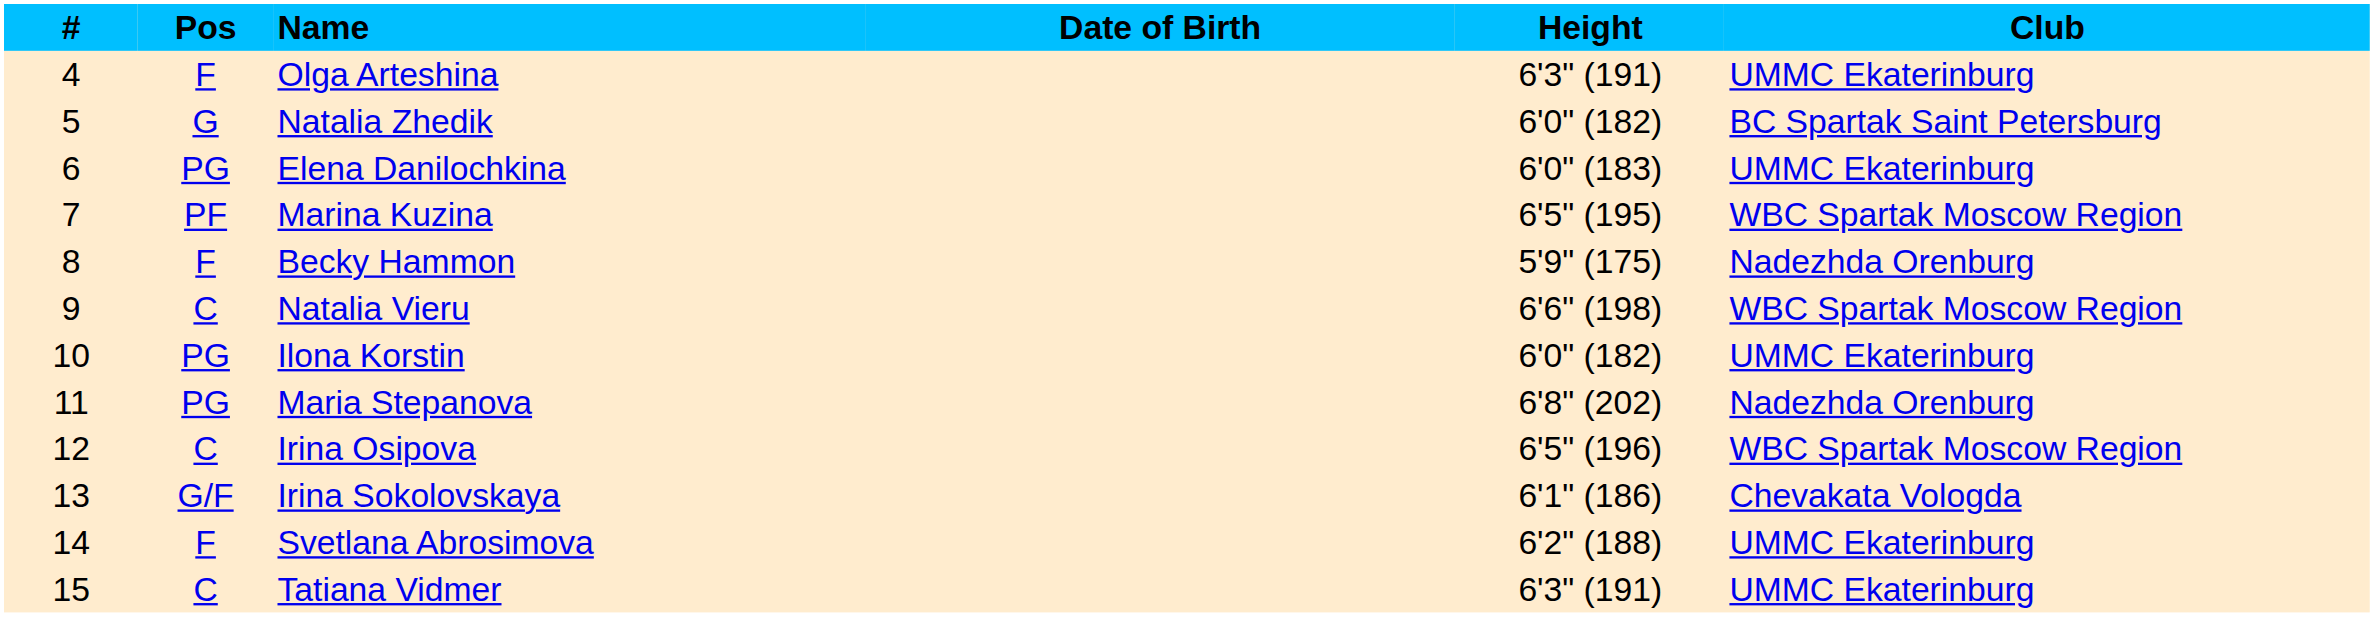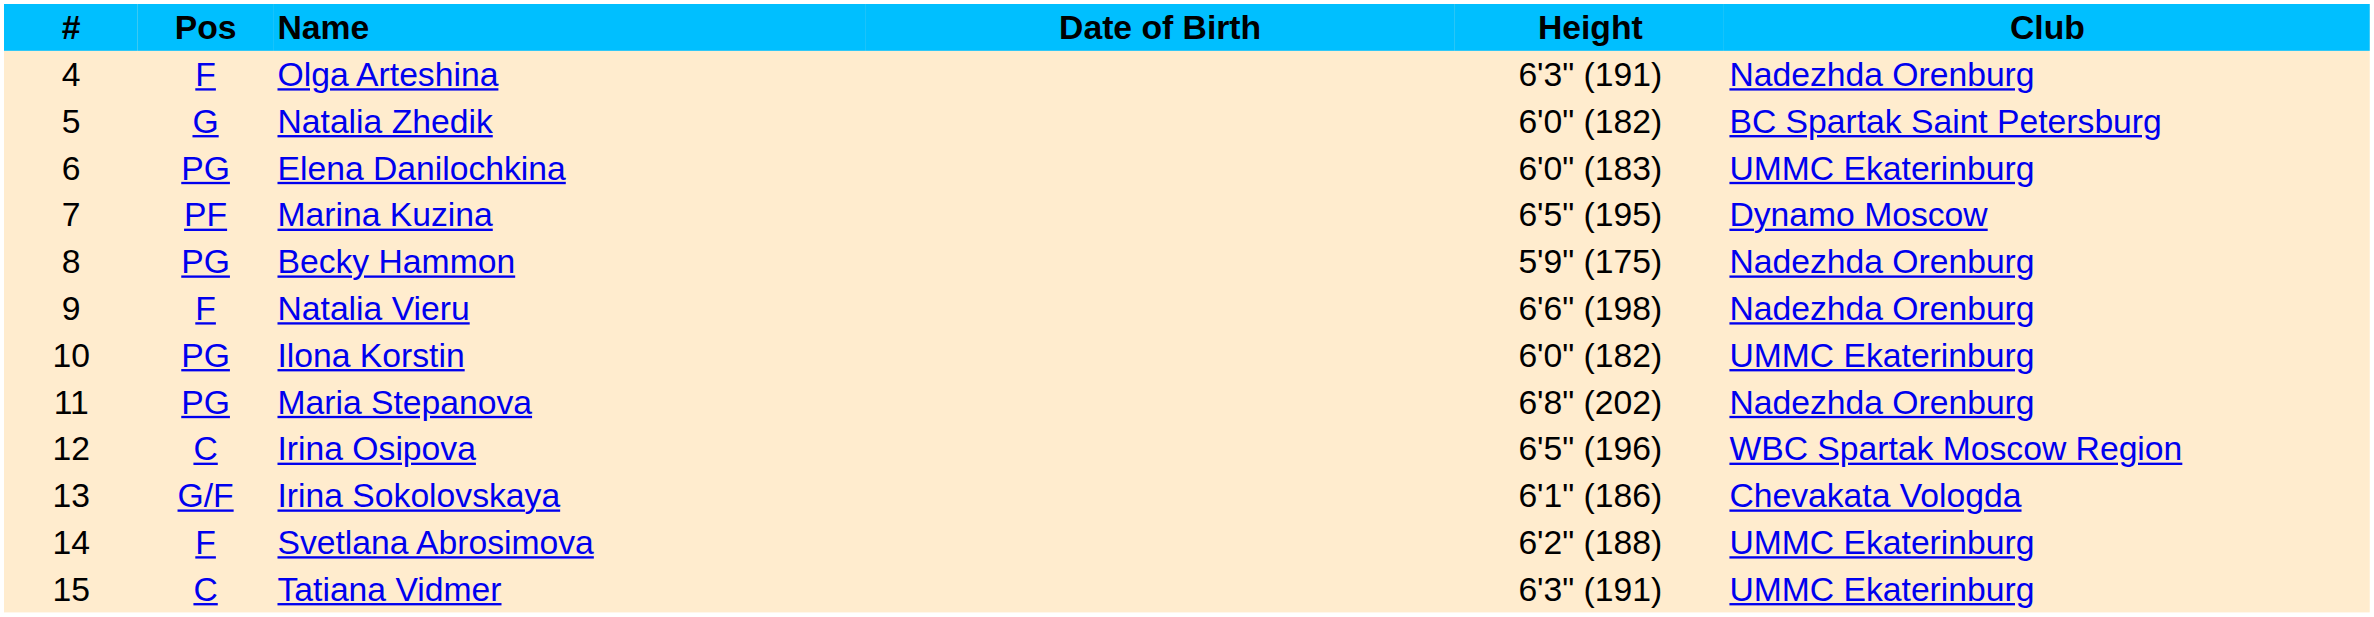(1882, 74) UMMC Ekaterinburg -> (1882, 74) Nadezhda Orenburg
(1956, 215) WBC Spartak Moscow Region -> (1859, 215) Dynamo Moscow
(206, 261) F -> (206, 261) PG
(206, 308) C -> (206, 308) F
(1956, 308) WBC Spartak Moscow Region -> (1882, 308) Nadezhda Orenburg
